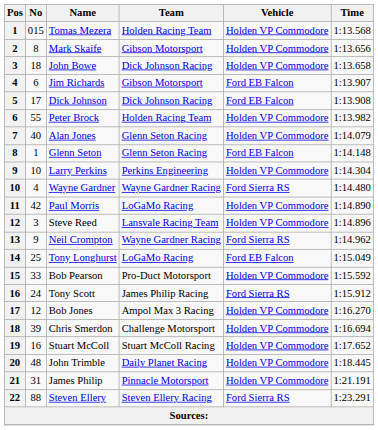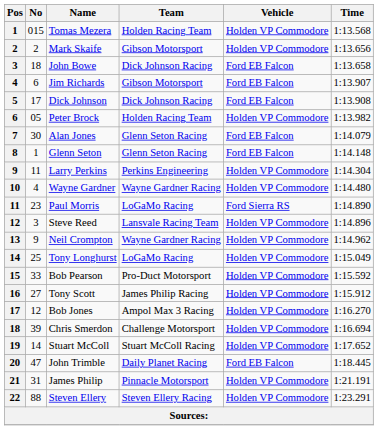(36, 47) 8 -> (36, 47) 2
(277, 65) Holden VP Commodore -> (260, 65) Ford EB Falcon
(36, 117) 55 -> (36, 117) 05
(36, 135) 40 -> (36, 135) 30
(277, 135) Holden VP Commodore -> (260, 135) Ford EB Falcon
(36, 170) 10 -> (36, 170) 11
(258, 187) Ford Sierra RS -> (277, 187) Holden VP Commodore
(36, 205) 42 -> (36, 205) 23
(277, 205) Holden VP Commodore -> (258, 205) Ford Sierra RS
(258, 240) Ford Sierra RS -> (277, 240) Holden VP Commodore
(260, 257) Ford EB Falcon -> (277, 257) Holden VP Commodore
(36, 292) 24 -> (36, 292) 27
(258, 292) Ford Sierra RS -> (277, 292) Holden VP Commodore
(36, 345) 16 -> (36, 345) 14
(36, 362) 48 -> (36, 362) 47
(277, 362) Holden VP Commodore -> (260, 362) Ford EB Falcon
(258, 397) Ford Sierra RS -> (277, 397) Holden VP Commodore
